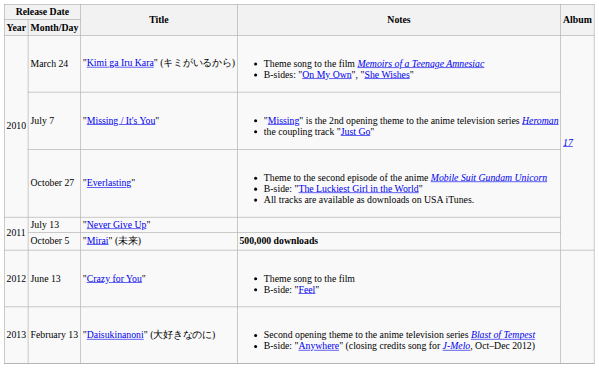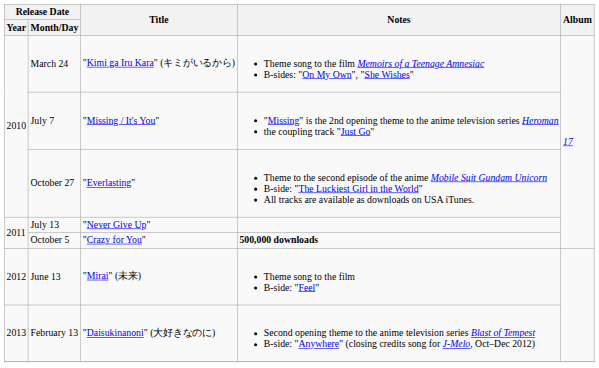(112, 241) "Mirai" (未来) -> (114, 240) "Crazy for You"
(114, 278) "Crazy for You" -> (112, 276) "Mirai" (未来)
